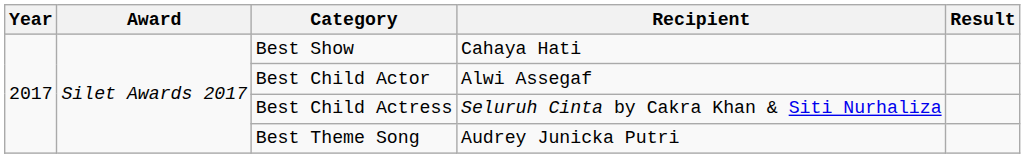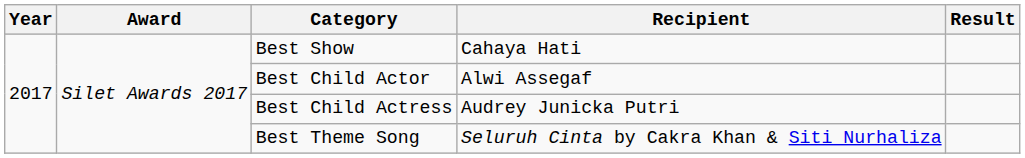(701, 109) Seluruh Cinta by Cakra Khan & Siti Nurhaliza -> (570, 109) Audrey Junicka Putri
(570, 138) Audrey Junicka Putri -> (701, 138) Seluruh Cinta by Cakra Khan & Siti Nurhaliza
